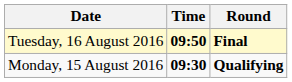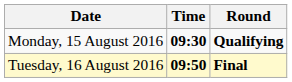rows swapped: (86, 65) <-> (86, 41)
